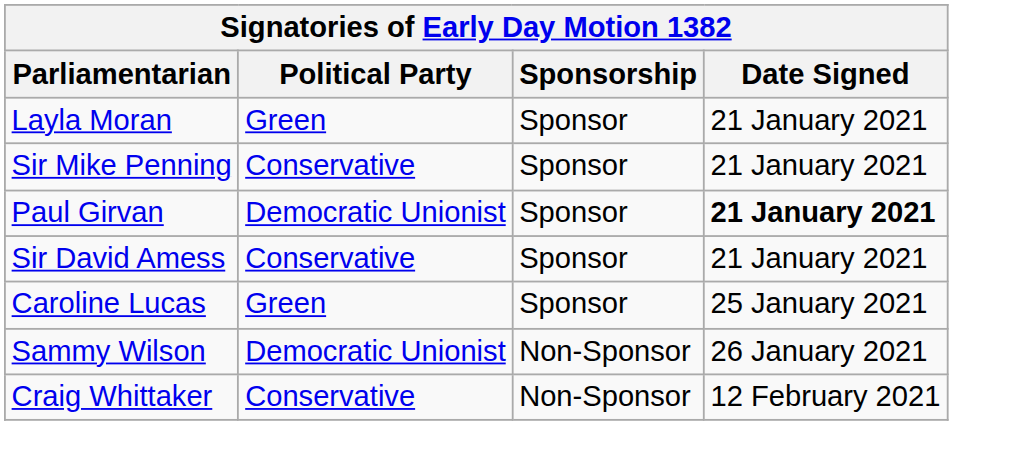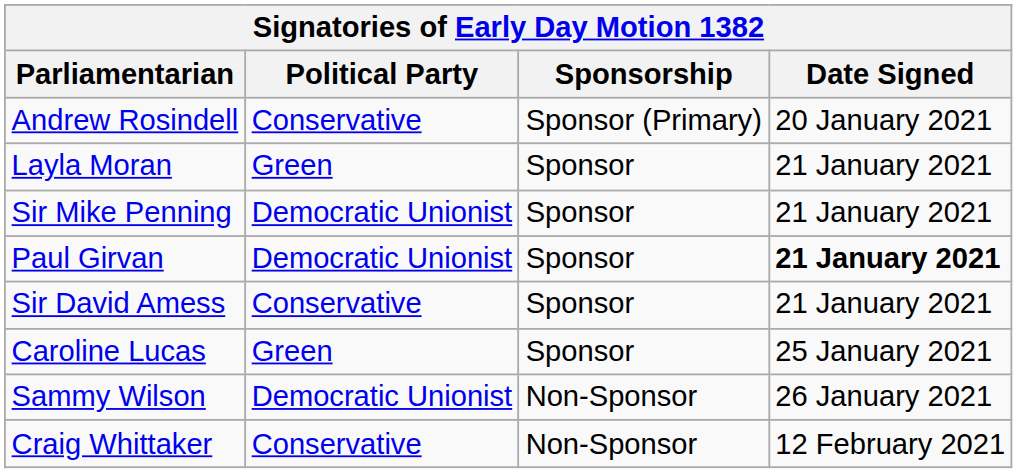+ row: (125, 119)
(330, 166) Conservative -> (382, 212) Democratic Unionist
